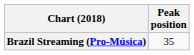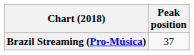(169, 41) 35 -> (169, 41) 37
